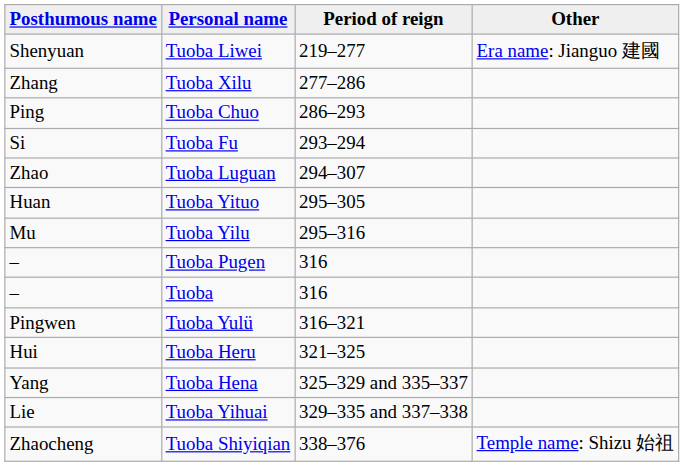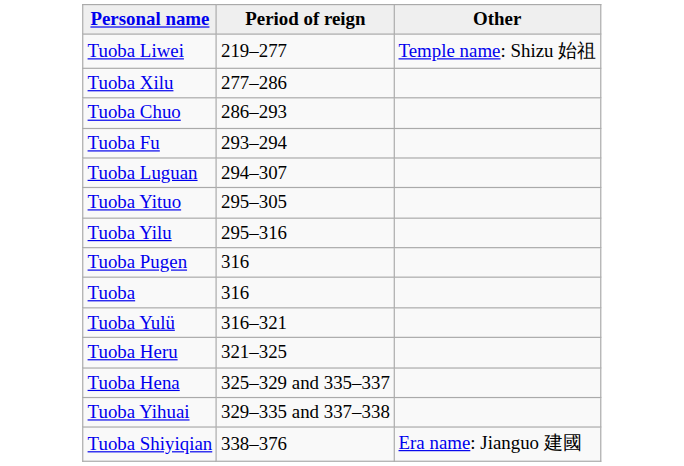- column: (83, 19)
(568, 50) Era name: Jianguo 建國 -> (497, 50) Temple name: Shizu 始祖
(575, 443) Temple name: Shizu 始祖 -> (490, 443) Era name: Jianguo 建國
